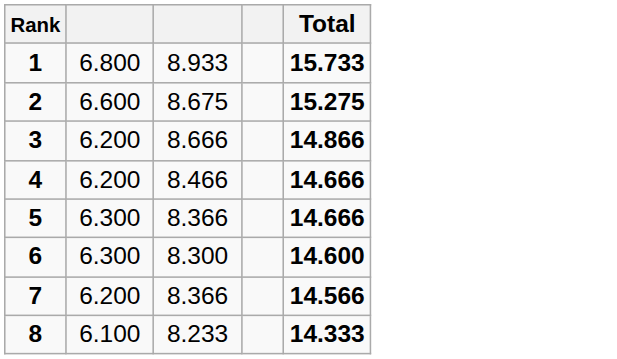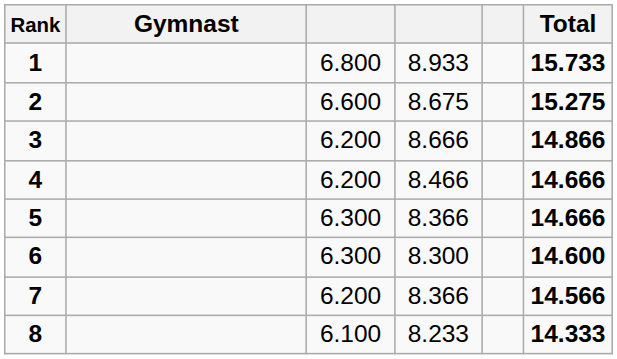+ column: (186, 23)
